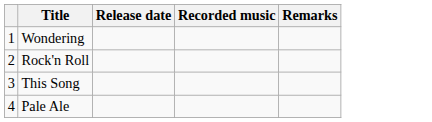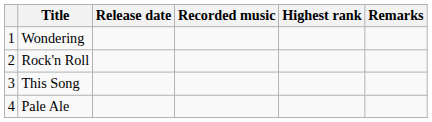+ column: (322, 15)
